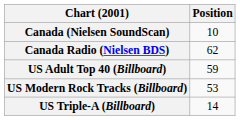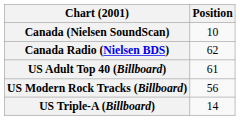(213, 69) 59 -> (213, 69) 61
(213, 87) 53 -> (213, 87) 56
